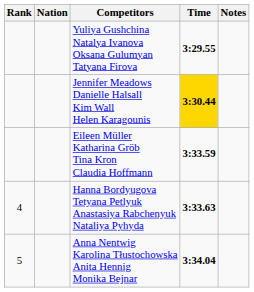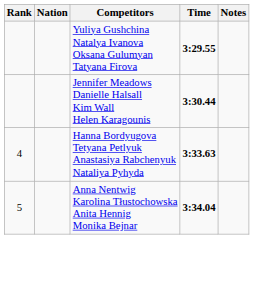(199, 101) gold background -> (199, 101) no background
- row: (113, 154)
